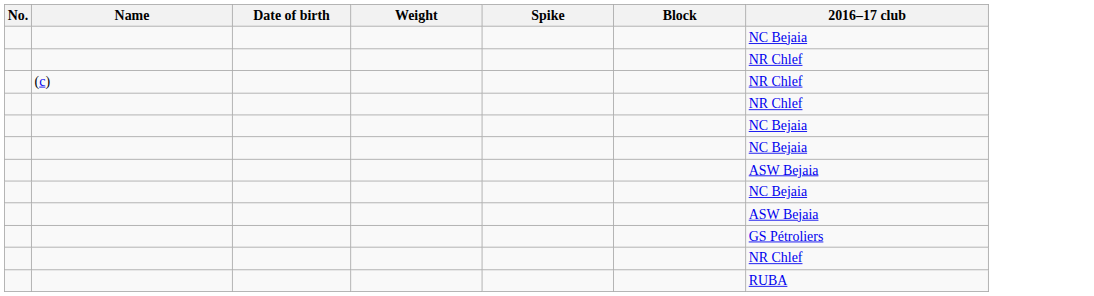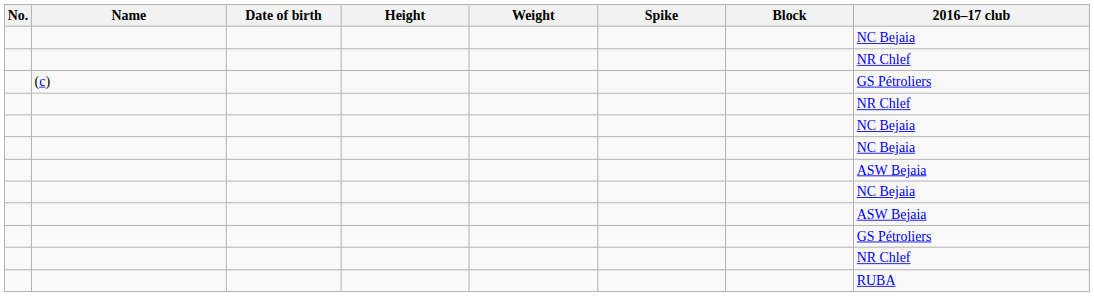+ column: (405, 15)
(776, 81) NR Chlef -> (894, 81) GS Pétroliers
